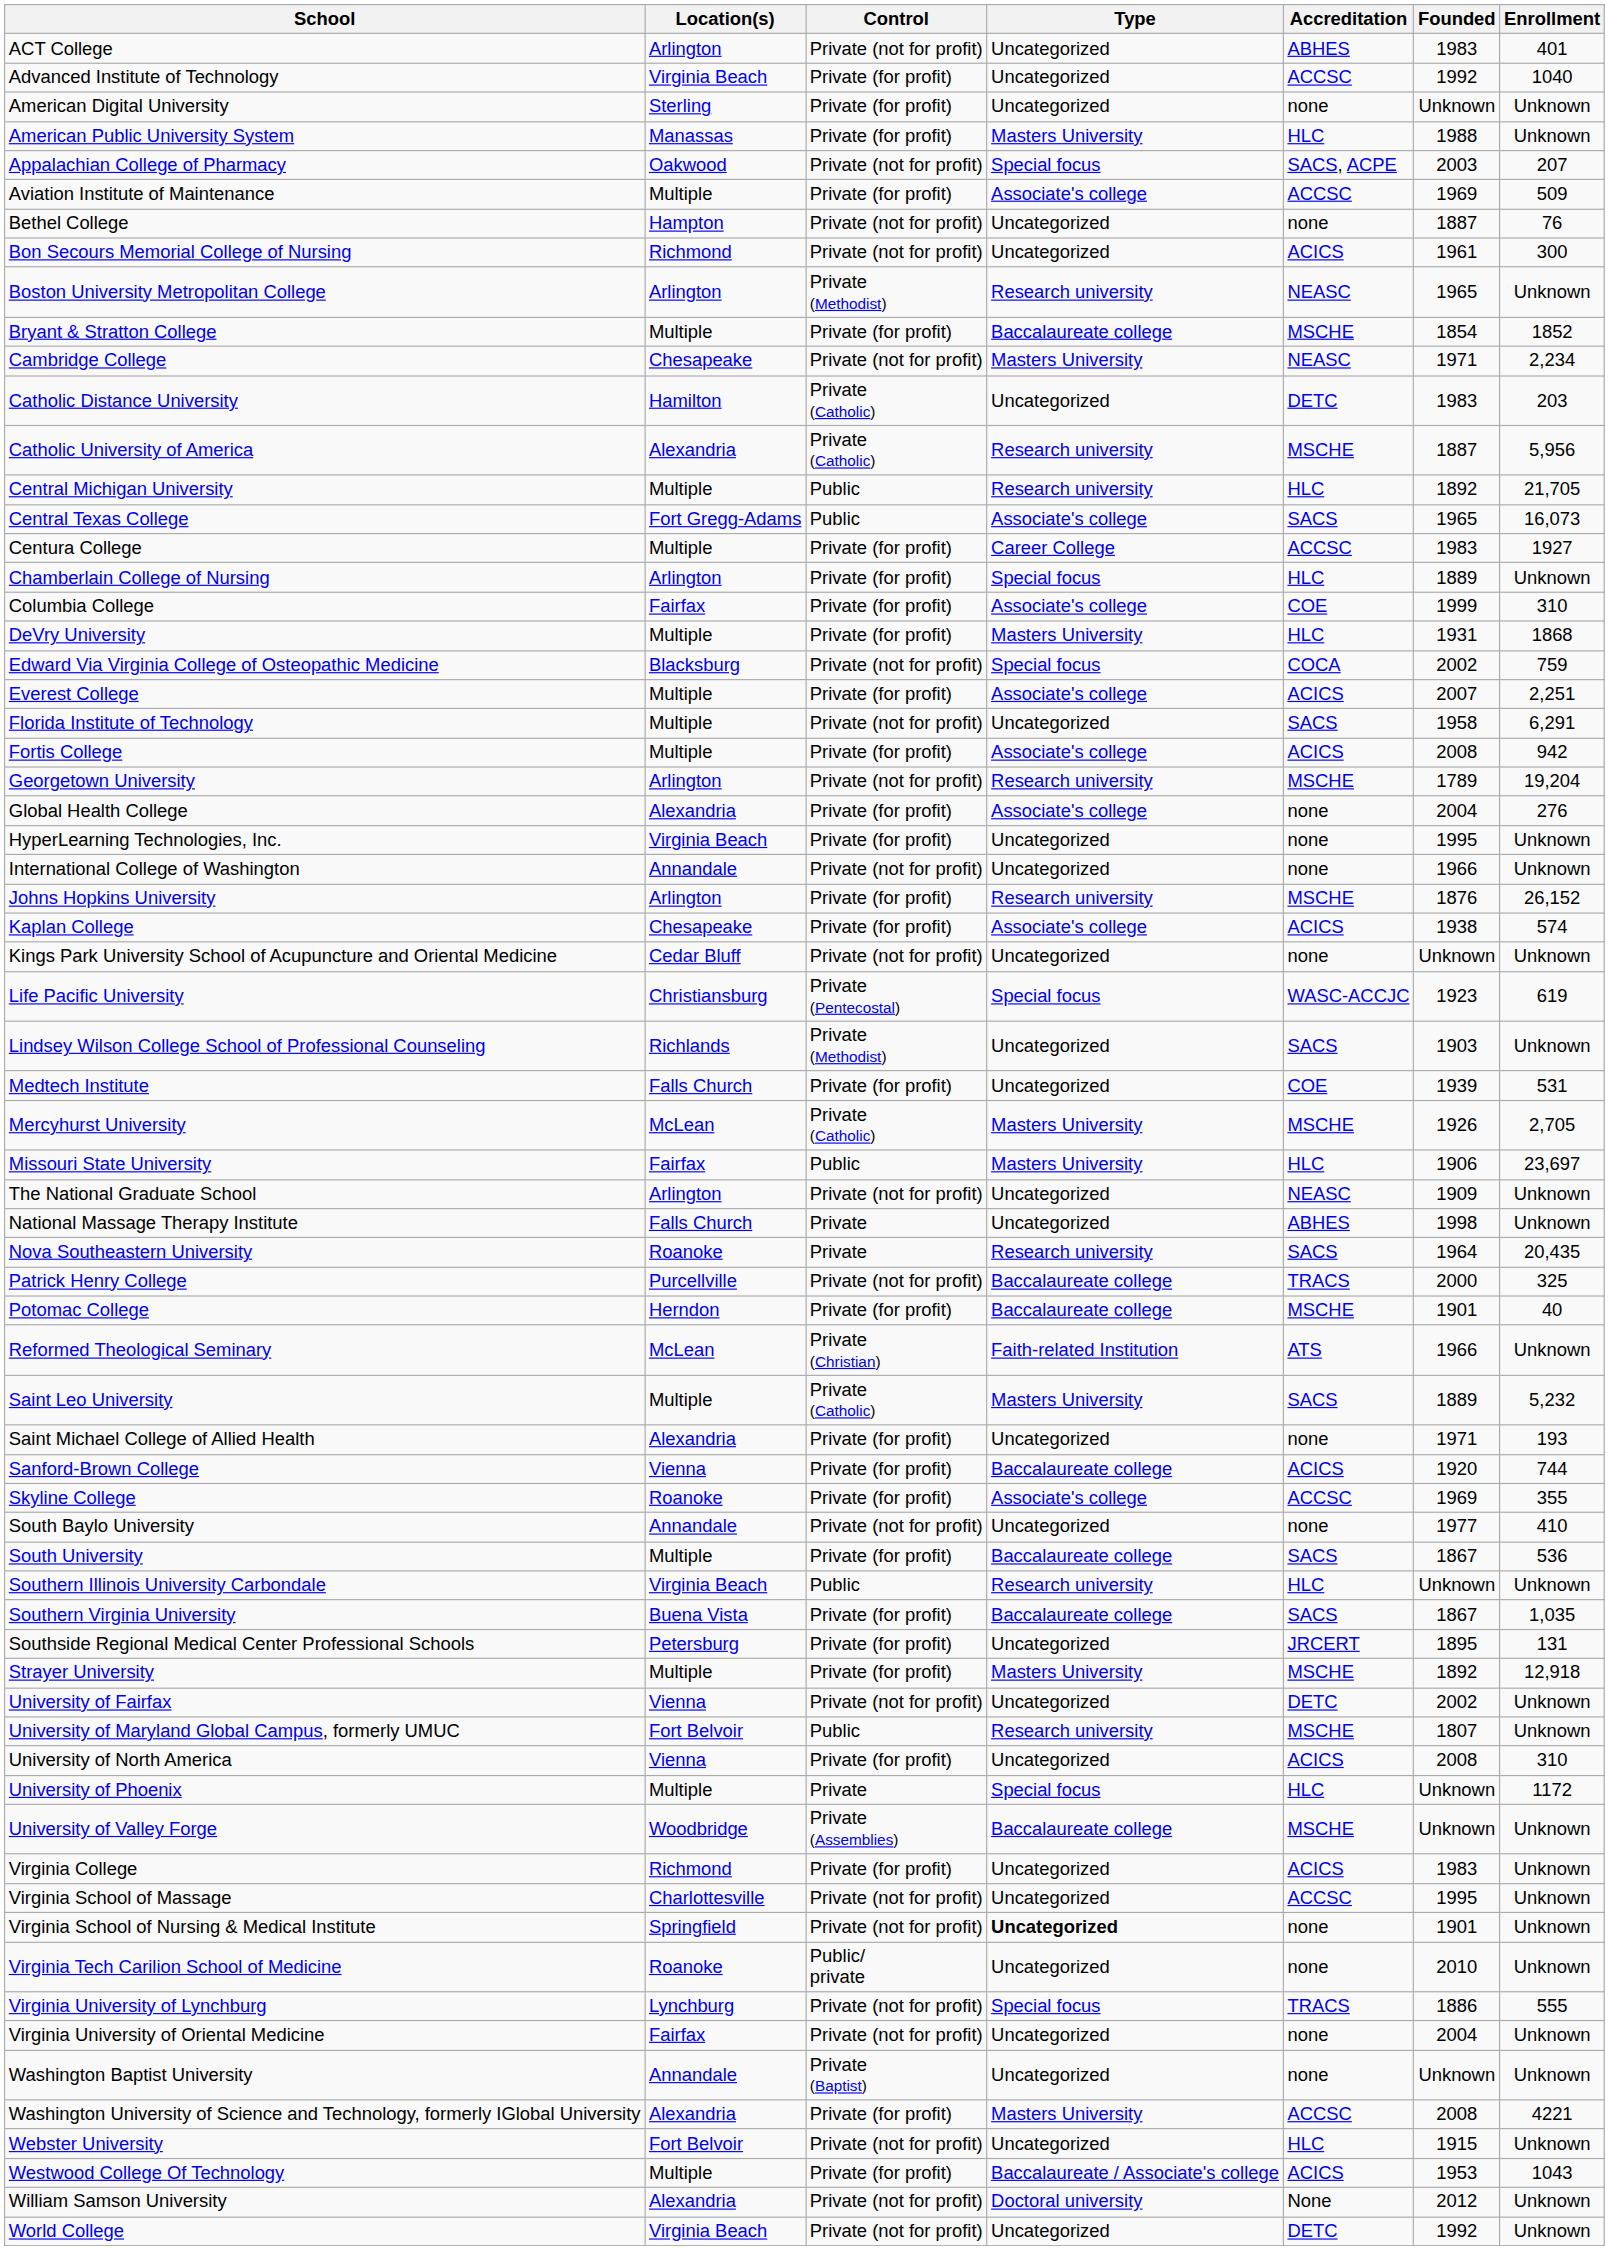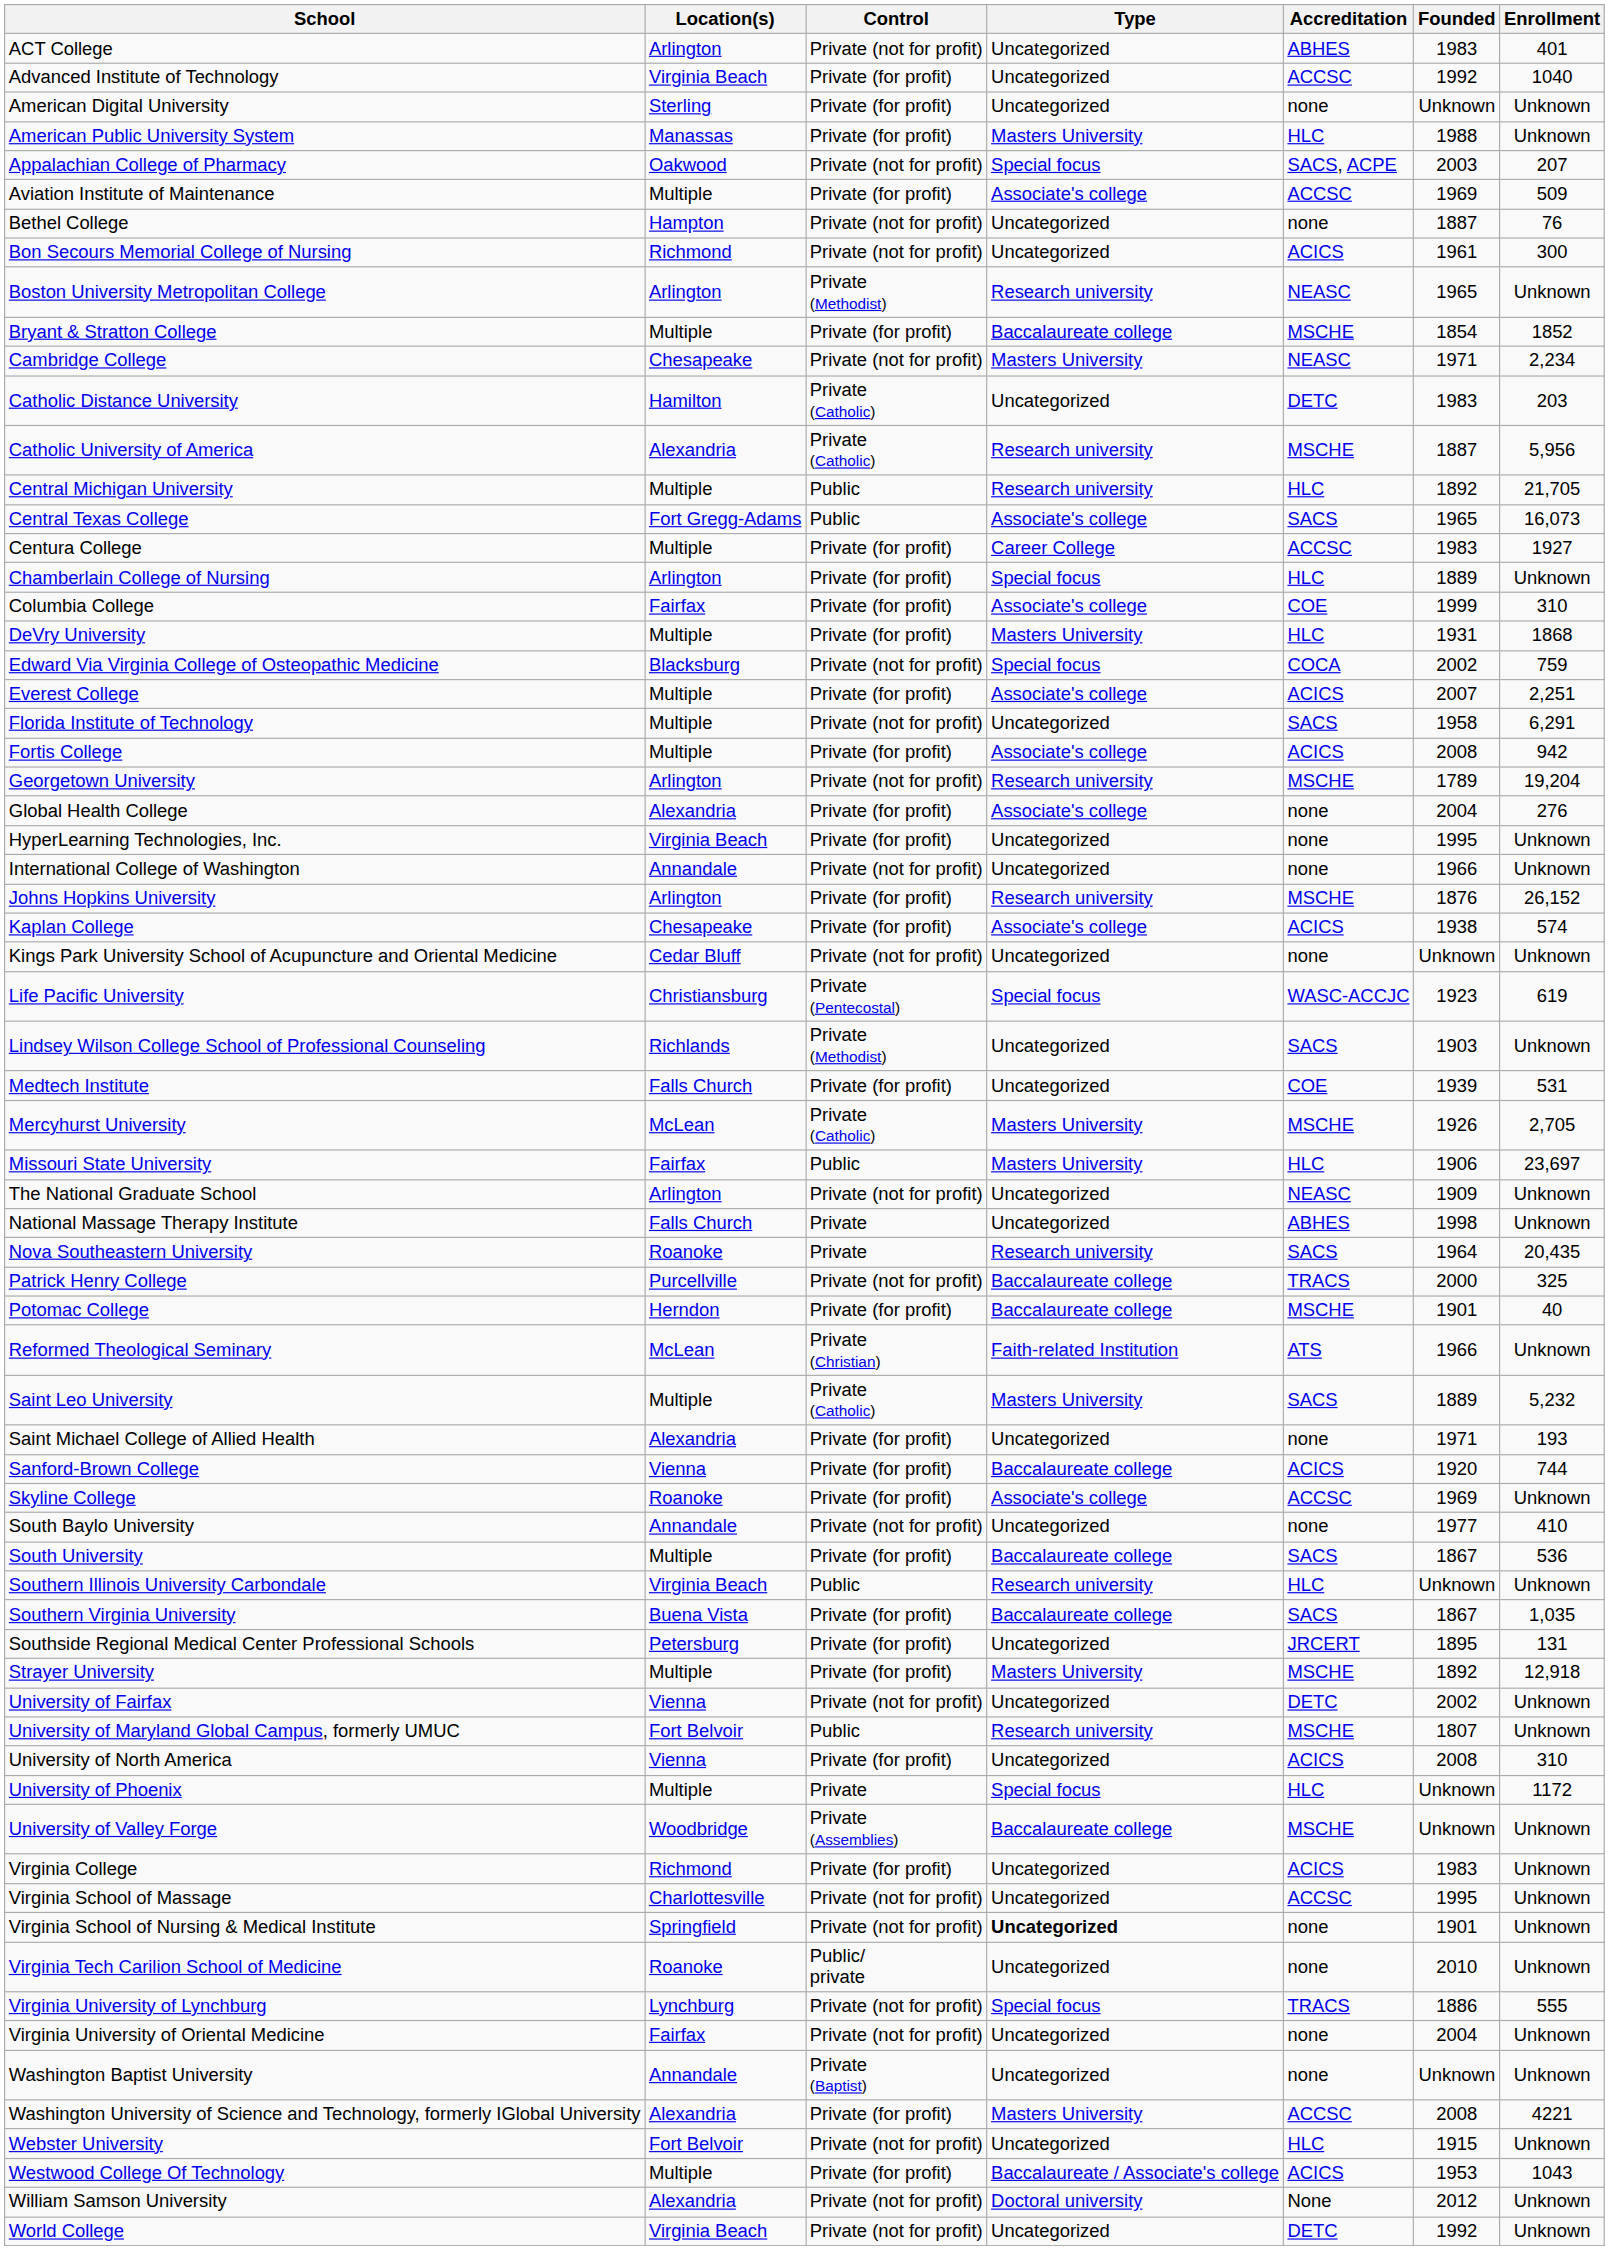(1552, 1497) 355 -> (1552, 1497) Unknown
